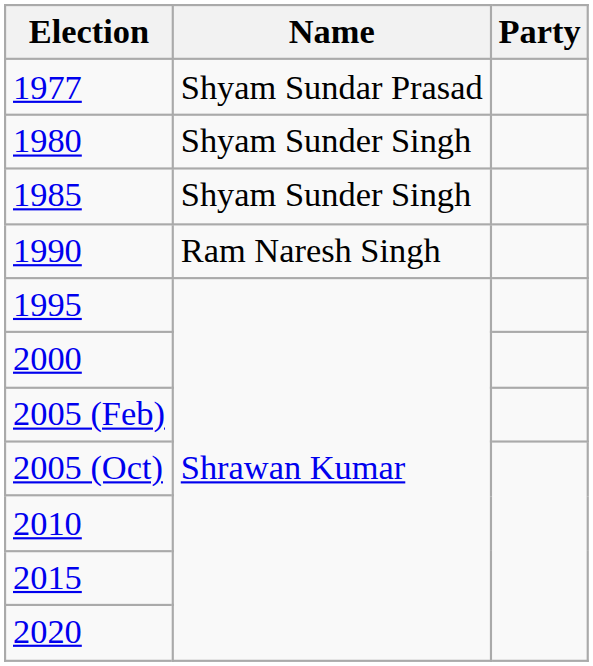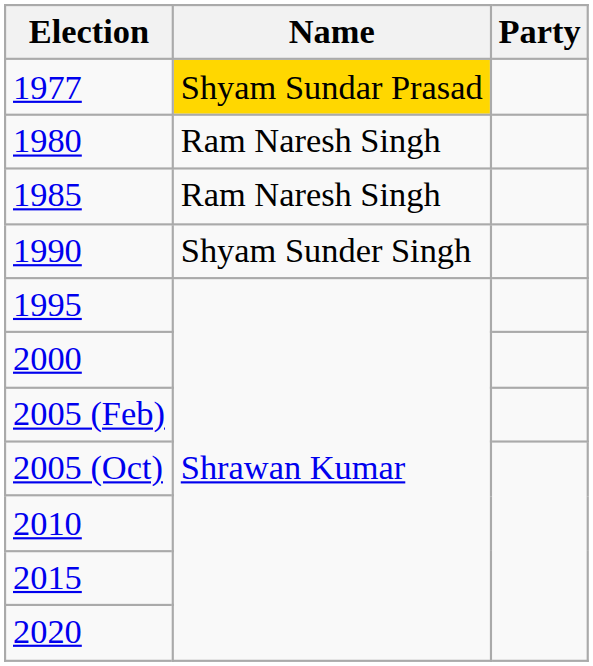(332, 86) no background -> (332, 86) gold background
(326, 140) Shyam Sunder Singh -> (311, 140) Ram Naresh Singh
(326, 195) Shyam Sunder Singh -> (311, 195) Ram Naresh Singh
(311, 250) Ram Naresh Singh -> (326, 250) Shyam Sunder Singh
